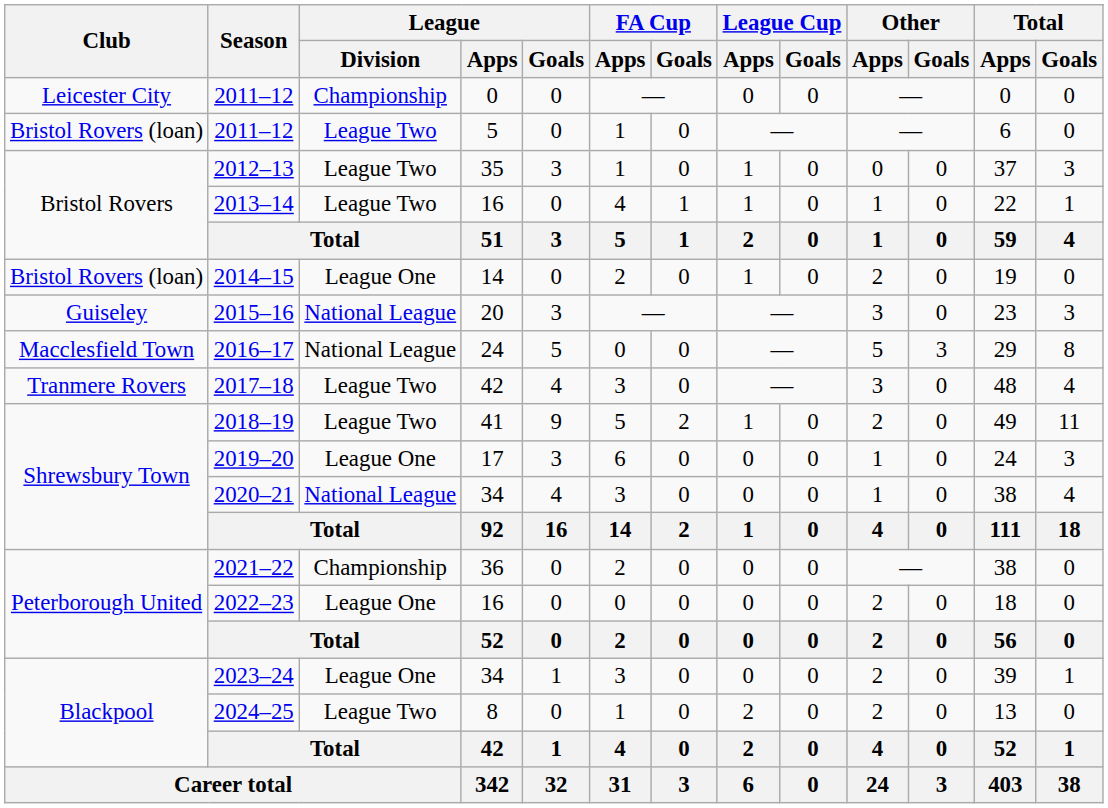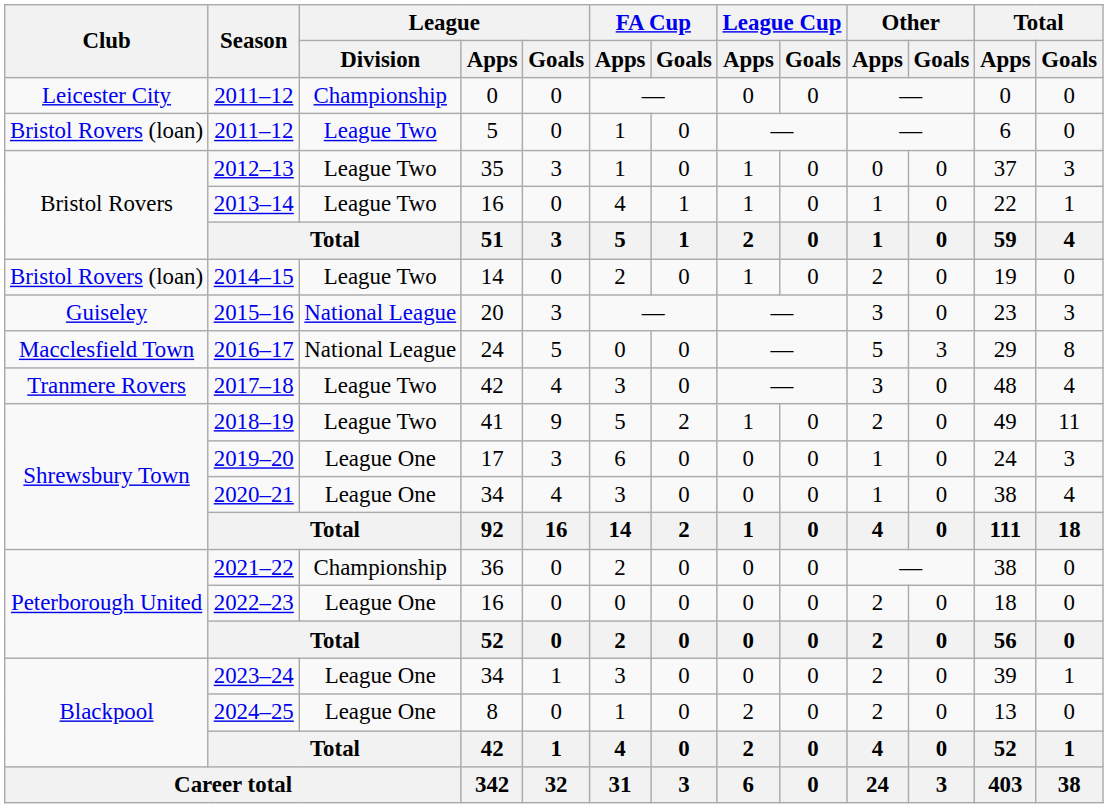(380, 276) League One -> (380, 276) League Two
(380, 494) National League -> (380, 494) League One
(380, 712) League Two -> (380, 712) League One
